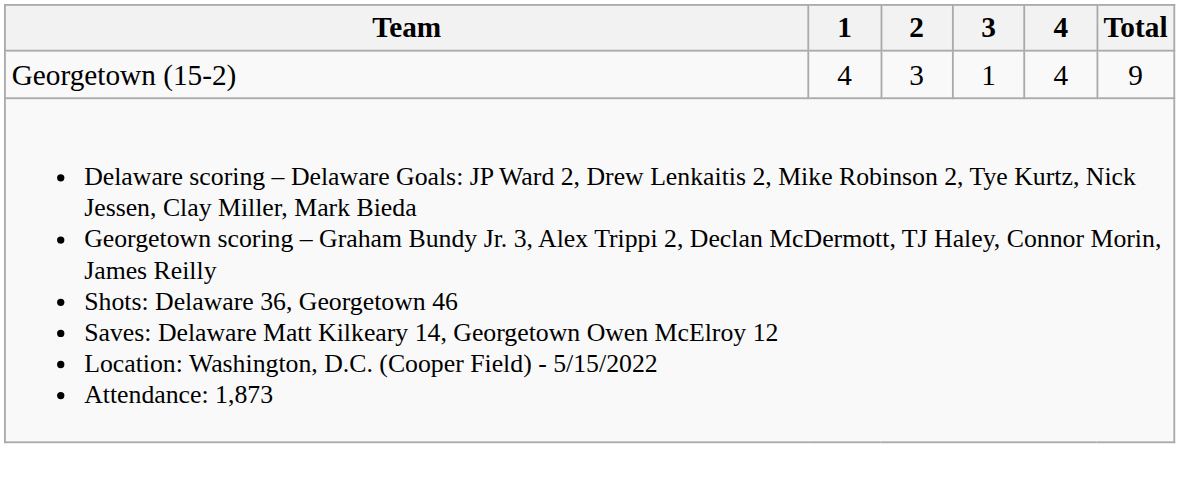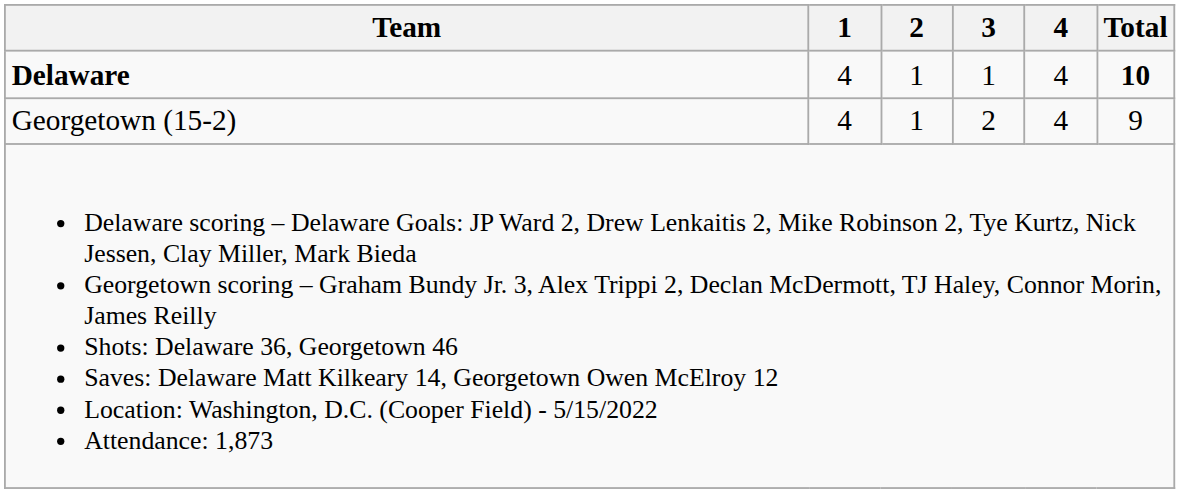+ row: (71, 74)
(917, 74) 3 -> (917, 120) 1
(989, 74) 1 -> (989, 120) 2
